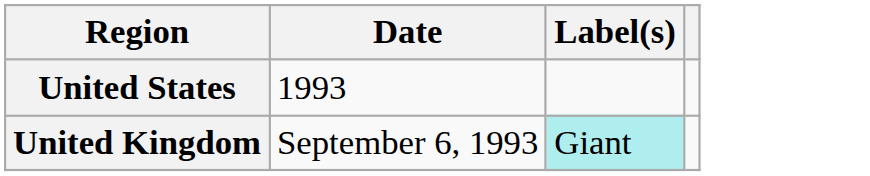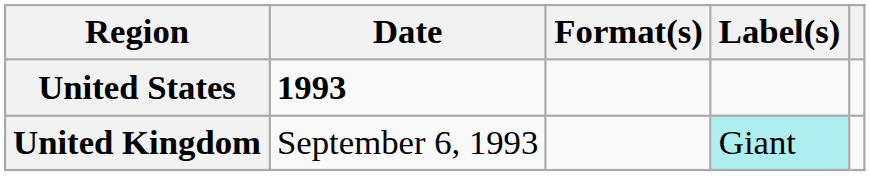+ column: (629, 32)
(312, 87) normal -> (312, 87) bold
